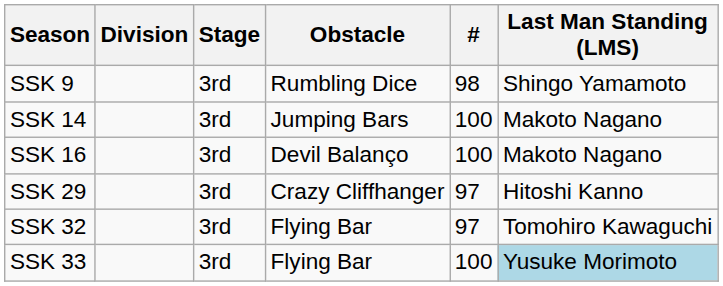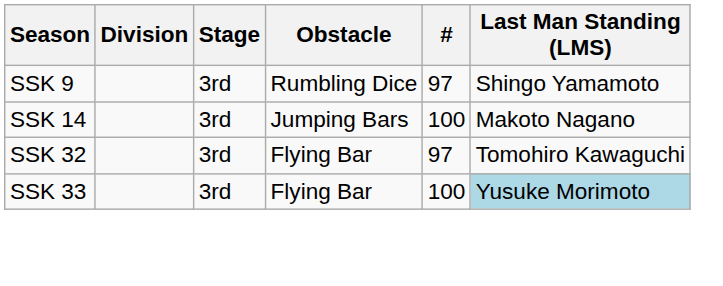(467, 83) 98 -> (440, 83) 97
- row: (48, 155)
- row: (48, 190)
